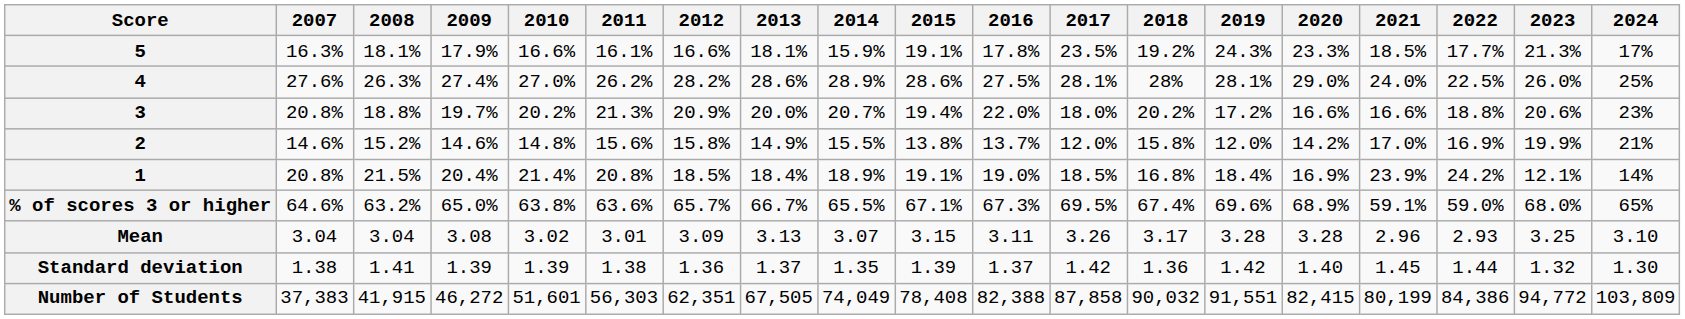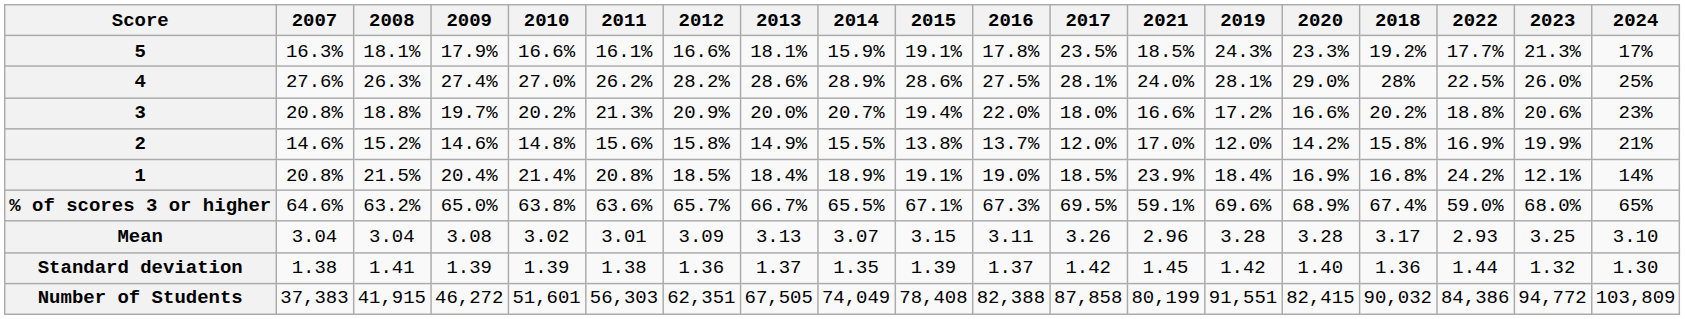columns swapped: (1166, 20) <-> (1398, 20)
